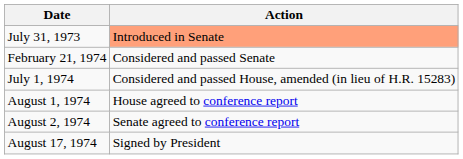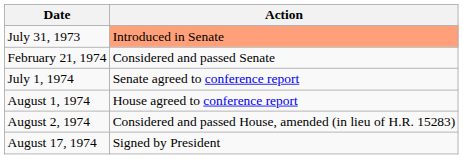(284, 79) Considered and passed House, amended (in lieu of H.R. 15283) -> (206, 79) Senate agreed to conference report
(206, 121) Senate agreed to conference report -> (284, 121) Considered and passed House, amended (in lieu of H.R. 15283)
